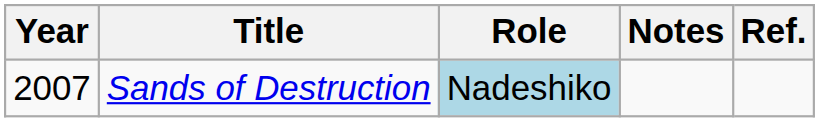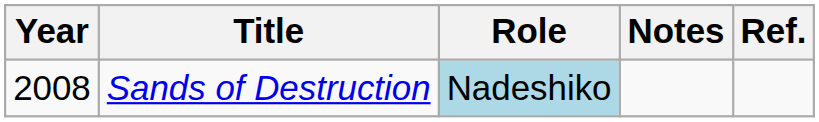(52, 87) 2007 -> (52, 87) 2008
